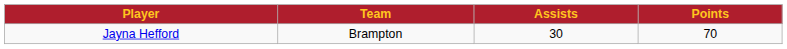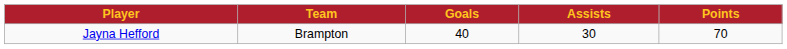+ column: (462, 14)
